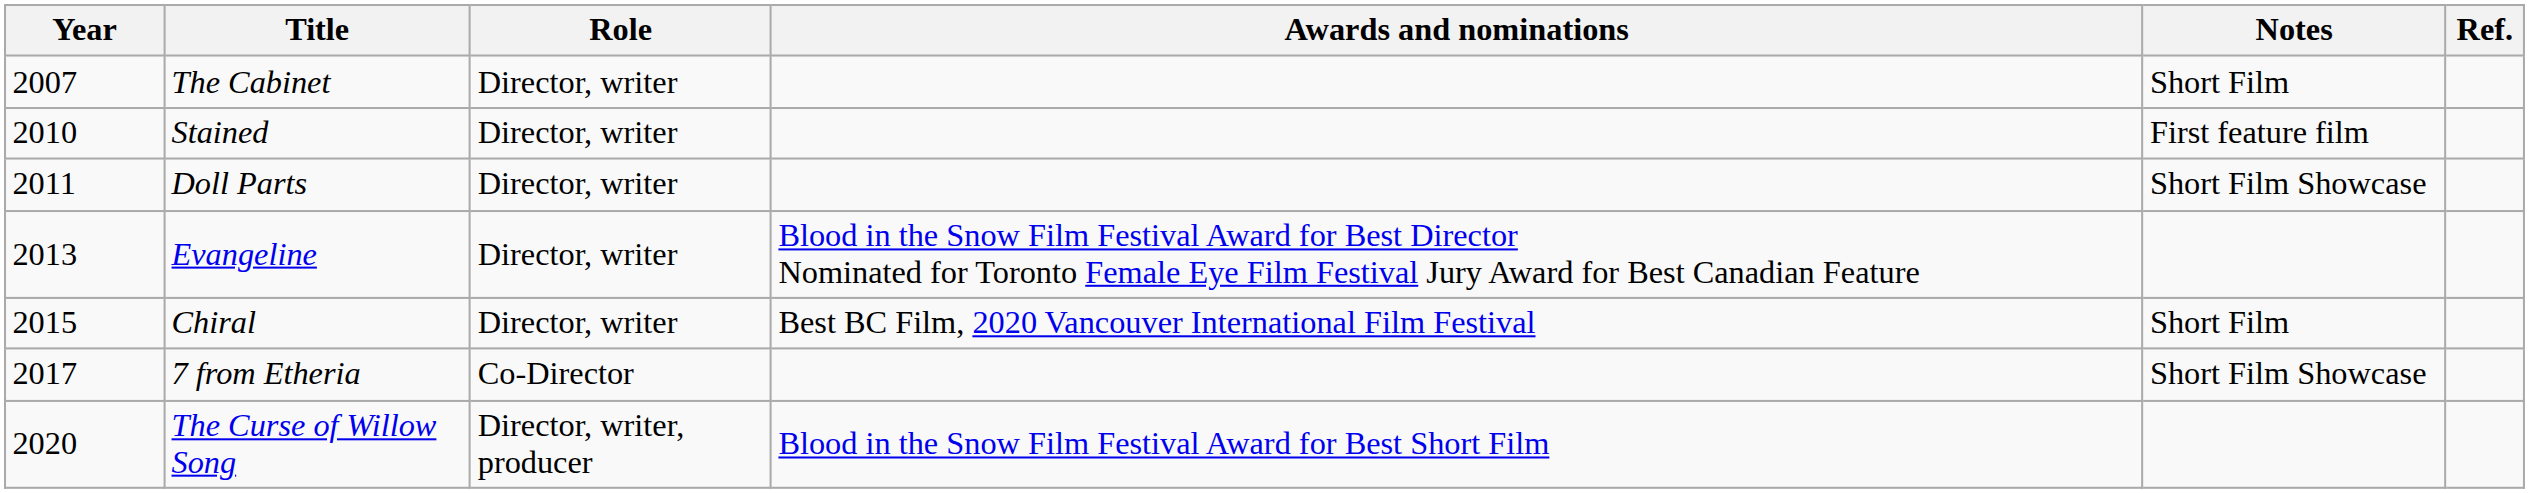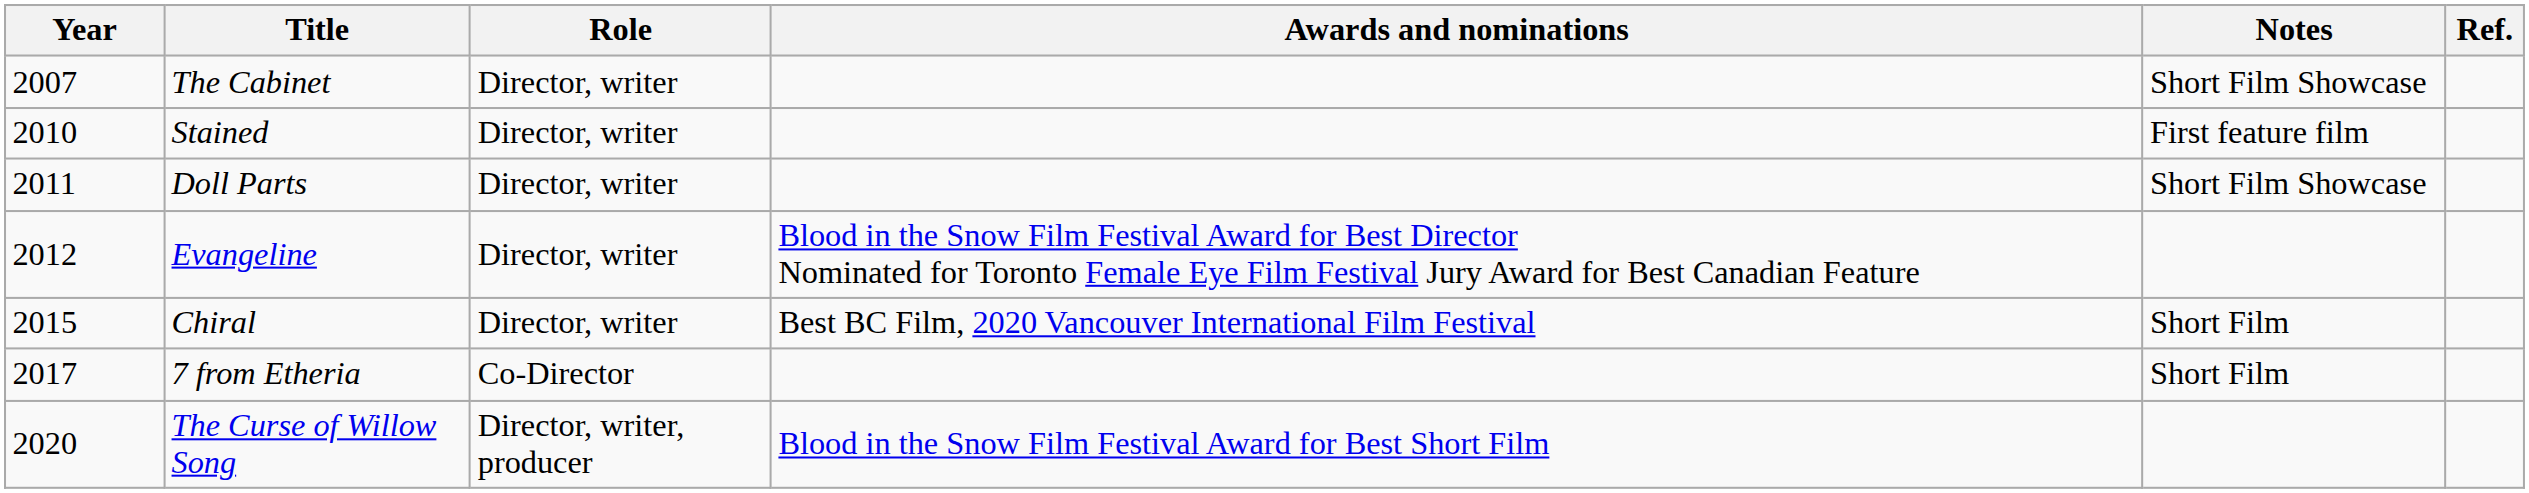(2220, 81) Short Film -> (2288, 81) Short Film Showcase
(45, 253) 2013 -> (45, 253) 2012
(2288, 374) Short Film Showcase -> (2220, 374) Short Film
